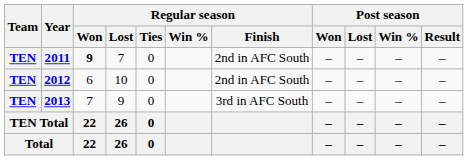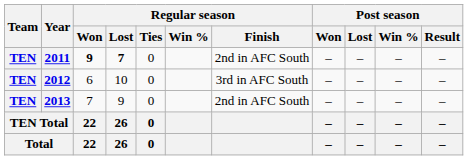(121, 58) normal -> (121, 58) bold
(262, 80) 2nd in AFC South -> (262, 80) 3rd in AFC South
(262, 101) 3rd in AFC South -> (262, 101) 2nd in AFC South
